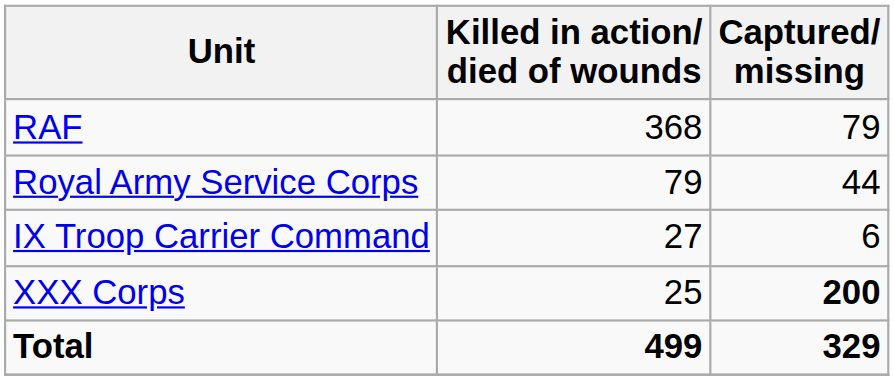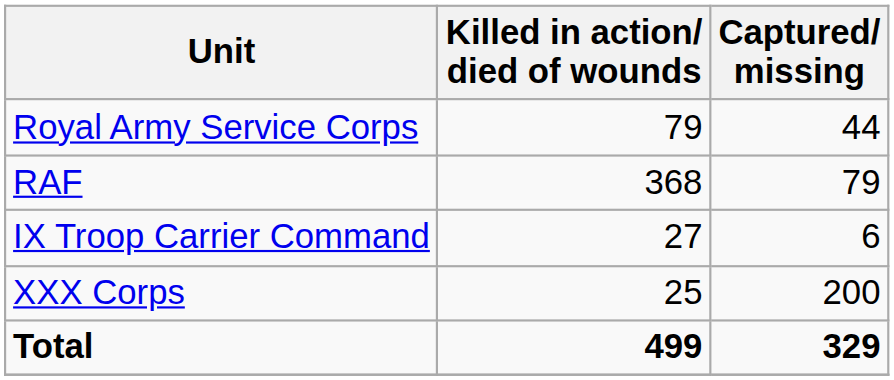rows swapped: (48, 126) <-> (216, 181)
(852, 292) bold -> (852, 292) normal
